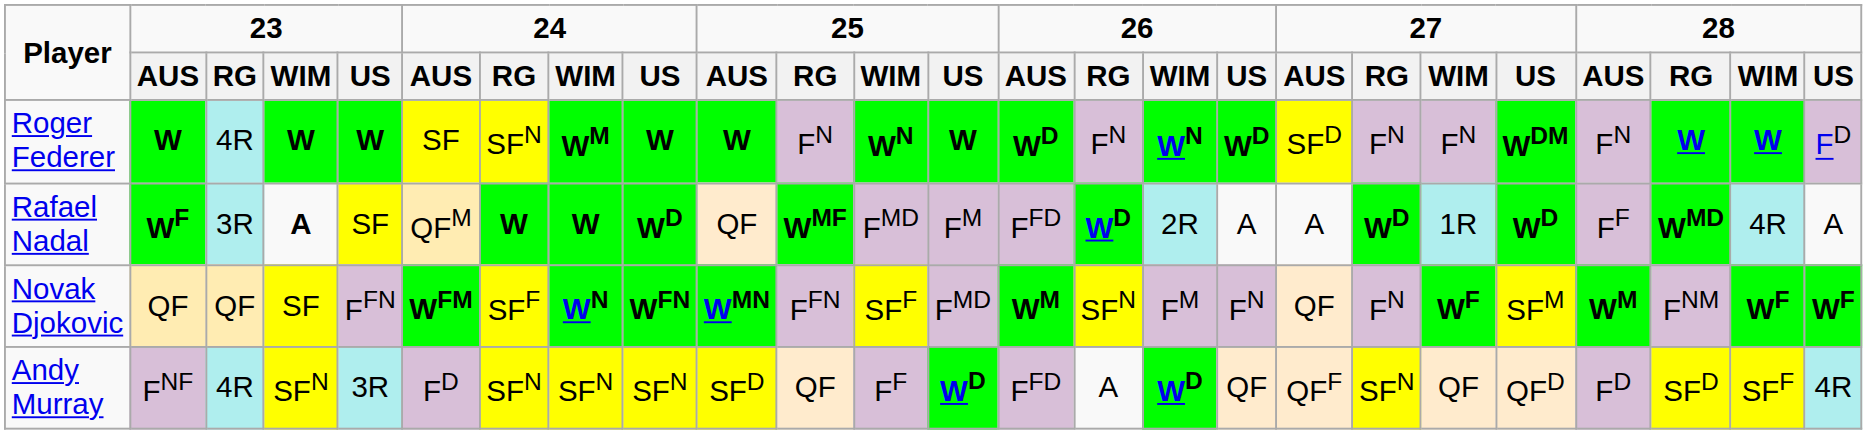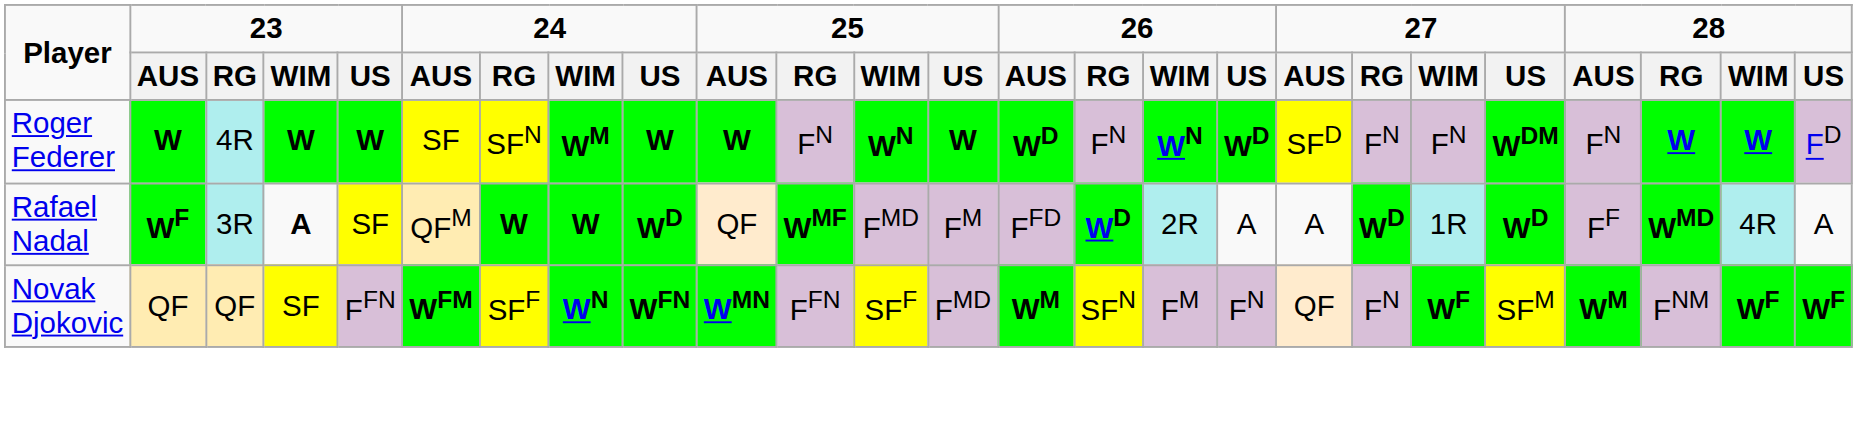- row: (58, 386)
